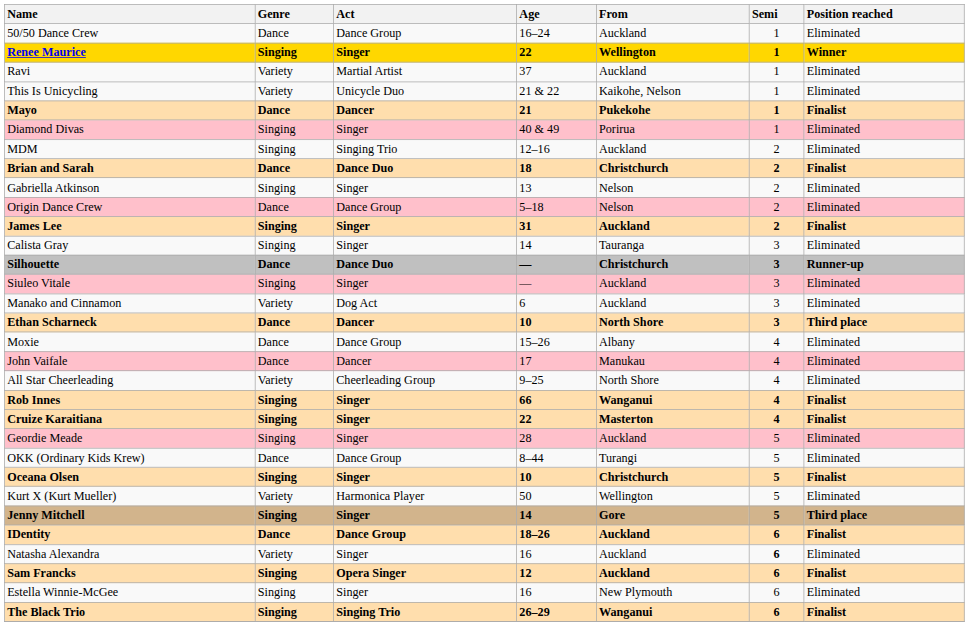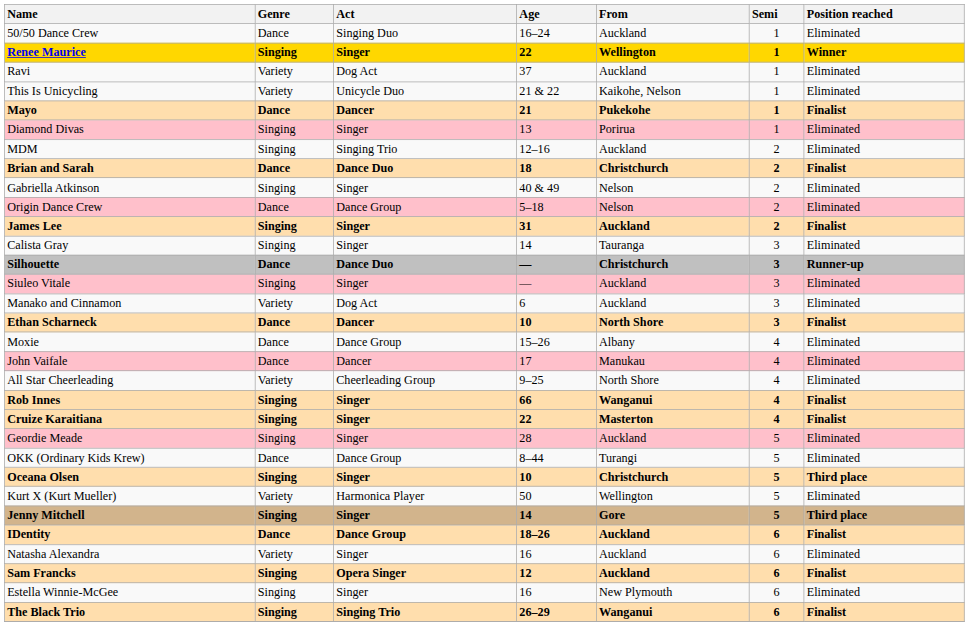(369, 33) Dance Group -> (367, 33) Singing Duo
(369, 71) Martial Artist -> (357, 71) Dog Act
(539, 129) 40 & 49 -> (525, 129) 13
(525, 187) 13 -> (539, 187) 40 & 49
(837, 322) Third place -> (826, 322) Finalist
(826, 476) Finalist -> (837, 476) Third place
(777, 554) bold -> (777, 554) normal
